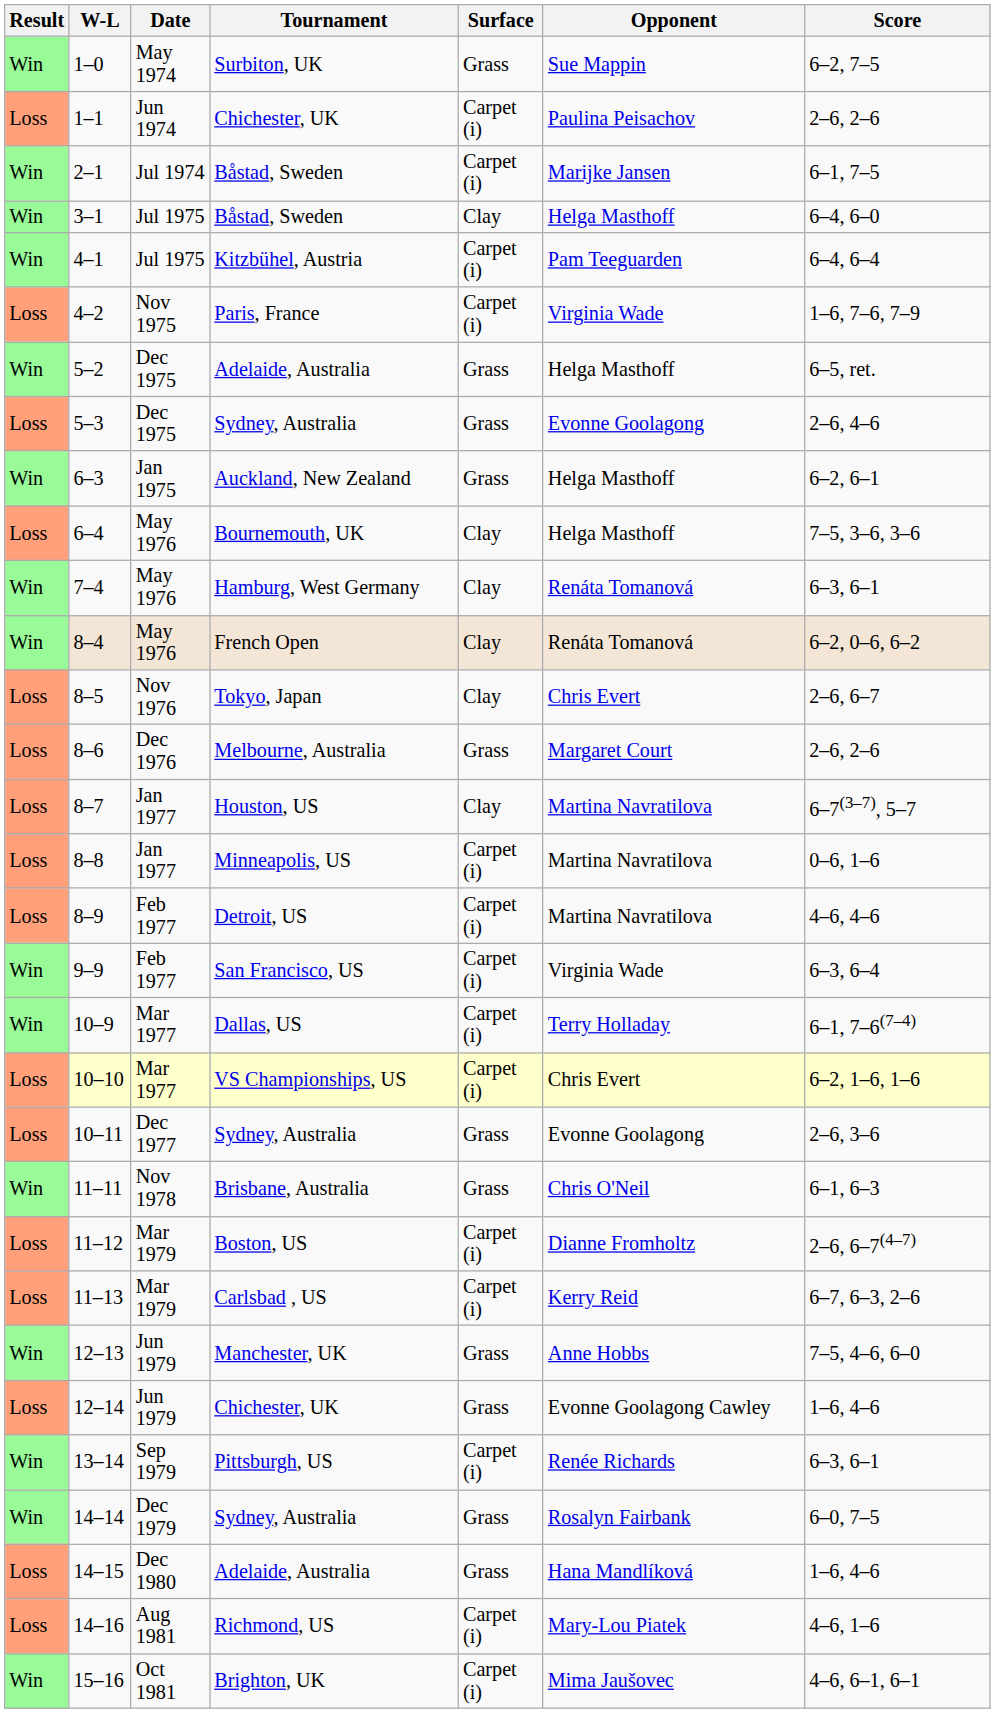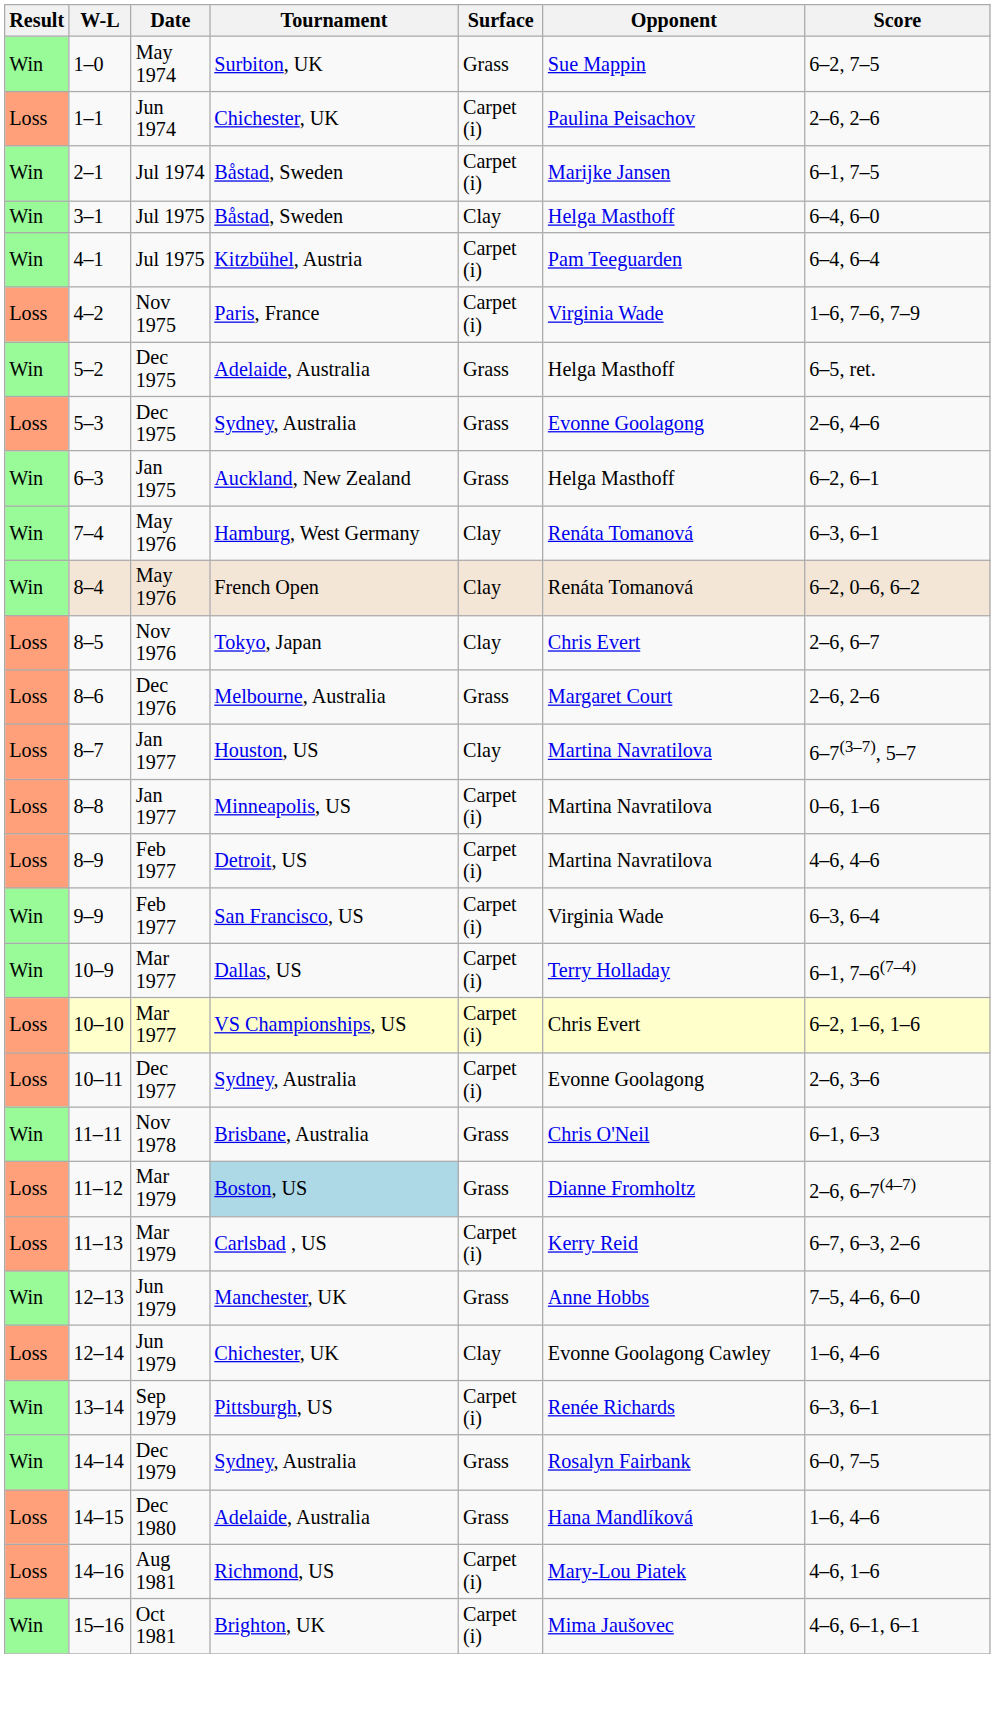- row: (89, 532)
(486, 1134) Grass -> (490, 1079) Carpet (i)
(261, 1243) no background -> (261, 1188) lightblue background
(490, 1243) Carpet (i) -> (486, 1188) Grass
(486, 1407) Grass -> (482, 1352) Clay
